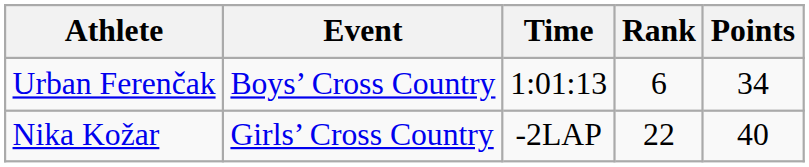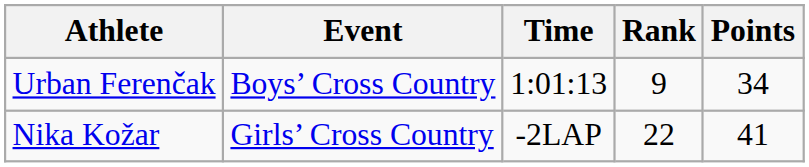(659, 83) 6 -> (659, 83) 9
(753, 135) 40 -> (753, 135) 41
